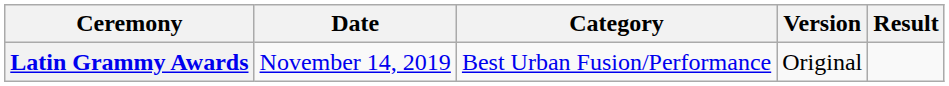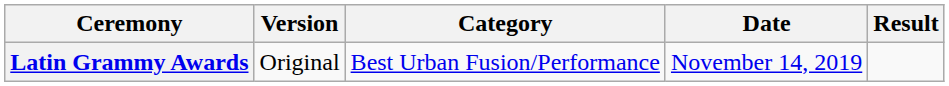columns swapped: (355, 23) <-> (822, 23)
